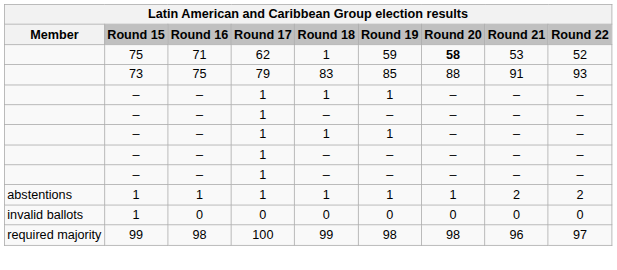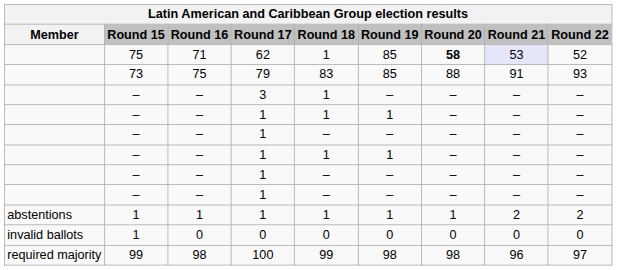(390, 54) 59 -> (390, 54) 85
(517, 54) no background -> (517, 54) lavender background
+ row: (199, 94)
